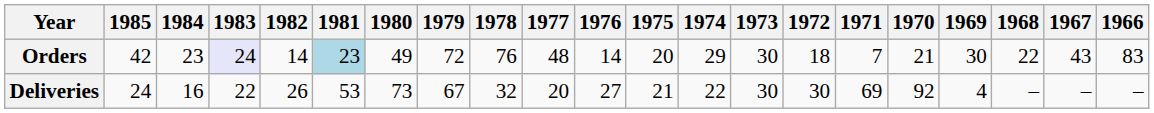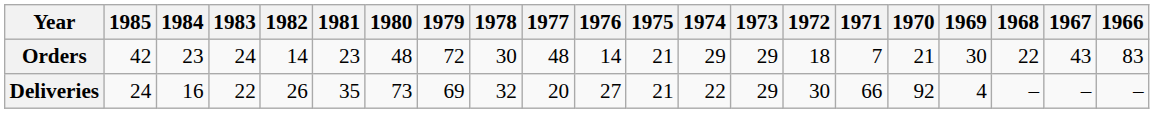(245, 56) lavender background -> (245, 56) no background
(350, 56) lightblue background -> (350, 56) no background
(402, 56) 49 -> (402, 56) 48
(506, 56) 76 -> (506, 56) 30
(663, 56) 20 -> (663, 56) 21
(767, 56) 30 -> (767, 56) 29
(350, 91) 53 -> (350, 91) 35
(454, 91) 67 -> (454, 91) 69
(767, 91) 30 -> (767, 91) 29
(872, 91) 69 -> (872, 91) 66
